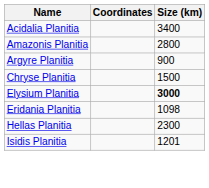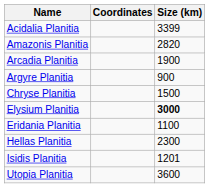(169, 28) 3400 -> (169, 28) 3399
(169, 45) 2800 -> (169, 45) 2820
+ row: (42, 61)
(169, 110) 1098 -> (168, 126) 1100
+ row: (40, 175)
